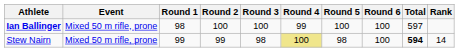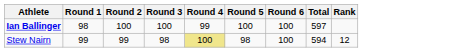- column: (111, 12)
(415, 41) bold -> (319, 41) normal
(441, 41) 14 -> (345, 41) 12
